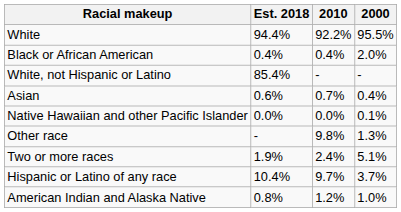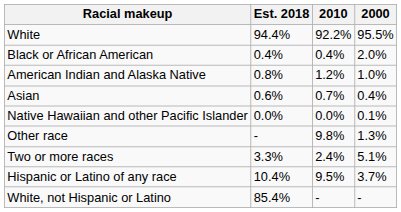rows swapped: (107, 197) <-> (89, 75)
(268, 156) 1.9% -> (268, 156) 3.3%
(330, 177) 9.7% -> (330, 177) 9.5%
